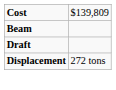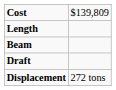+ row: (22, 28)
